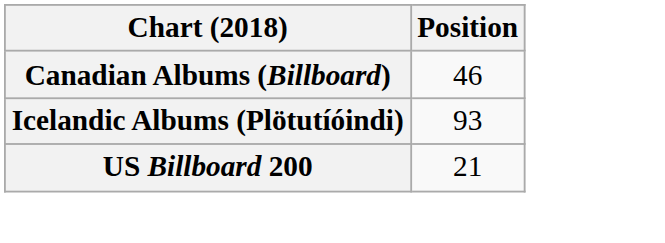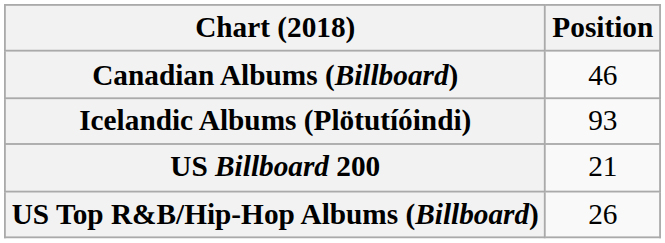+ row: (275, 213)
